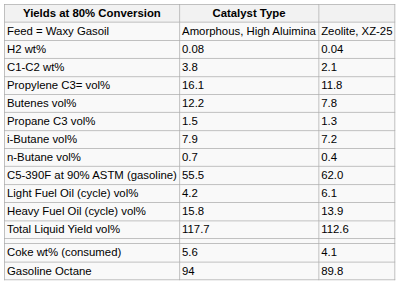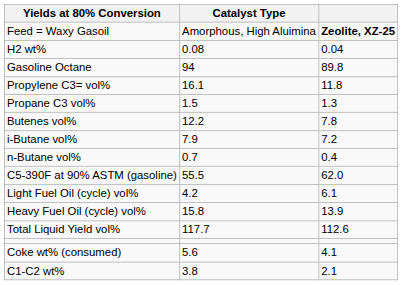(357, 31) normal -> (358, 31) bold
rows swapped: (36, 67) <-> (49, 270)
rows swapped: (51, 121) <-> (42, 103)
